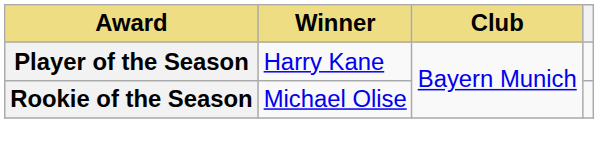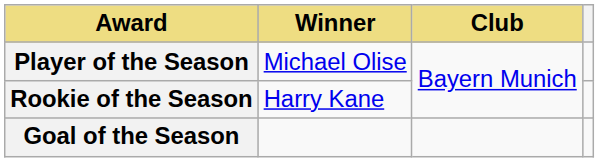(324, 61) Harry Kane -> (335, 61) Michael Olise
(335, 99) Michael Olise -> (324, 99) Harry Kane
+ row: (131, 136)
